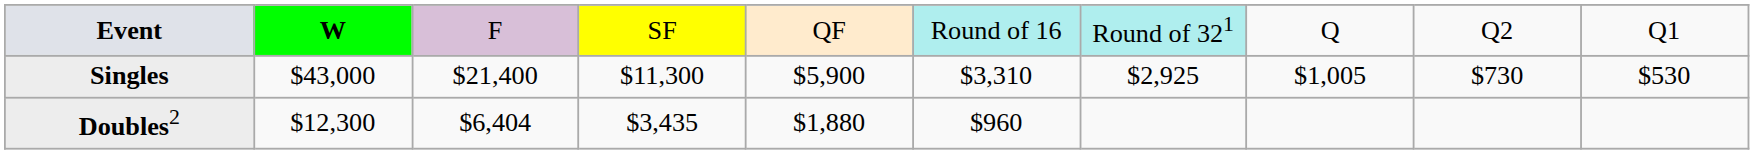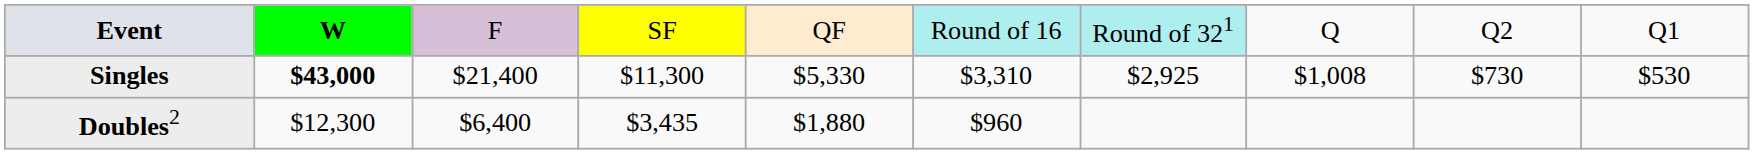(333, 76) normal -> (333, 76) bold
(829, 76) $5,900 -> (829, 76) $5,330
(1330, 76) $1,005 -> (1330, 76) $1,008
(495, 123) $6,404 -> (495, 123) $6,400
